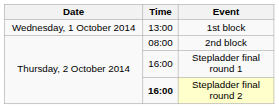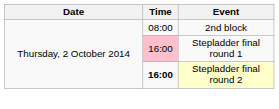- row: (226, 27)
(160, 64) no background -> (160, 48) pink background
